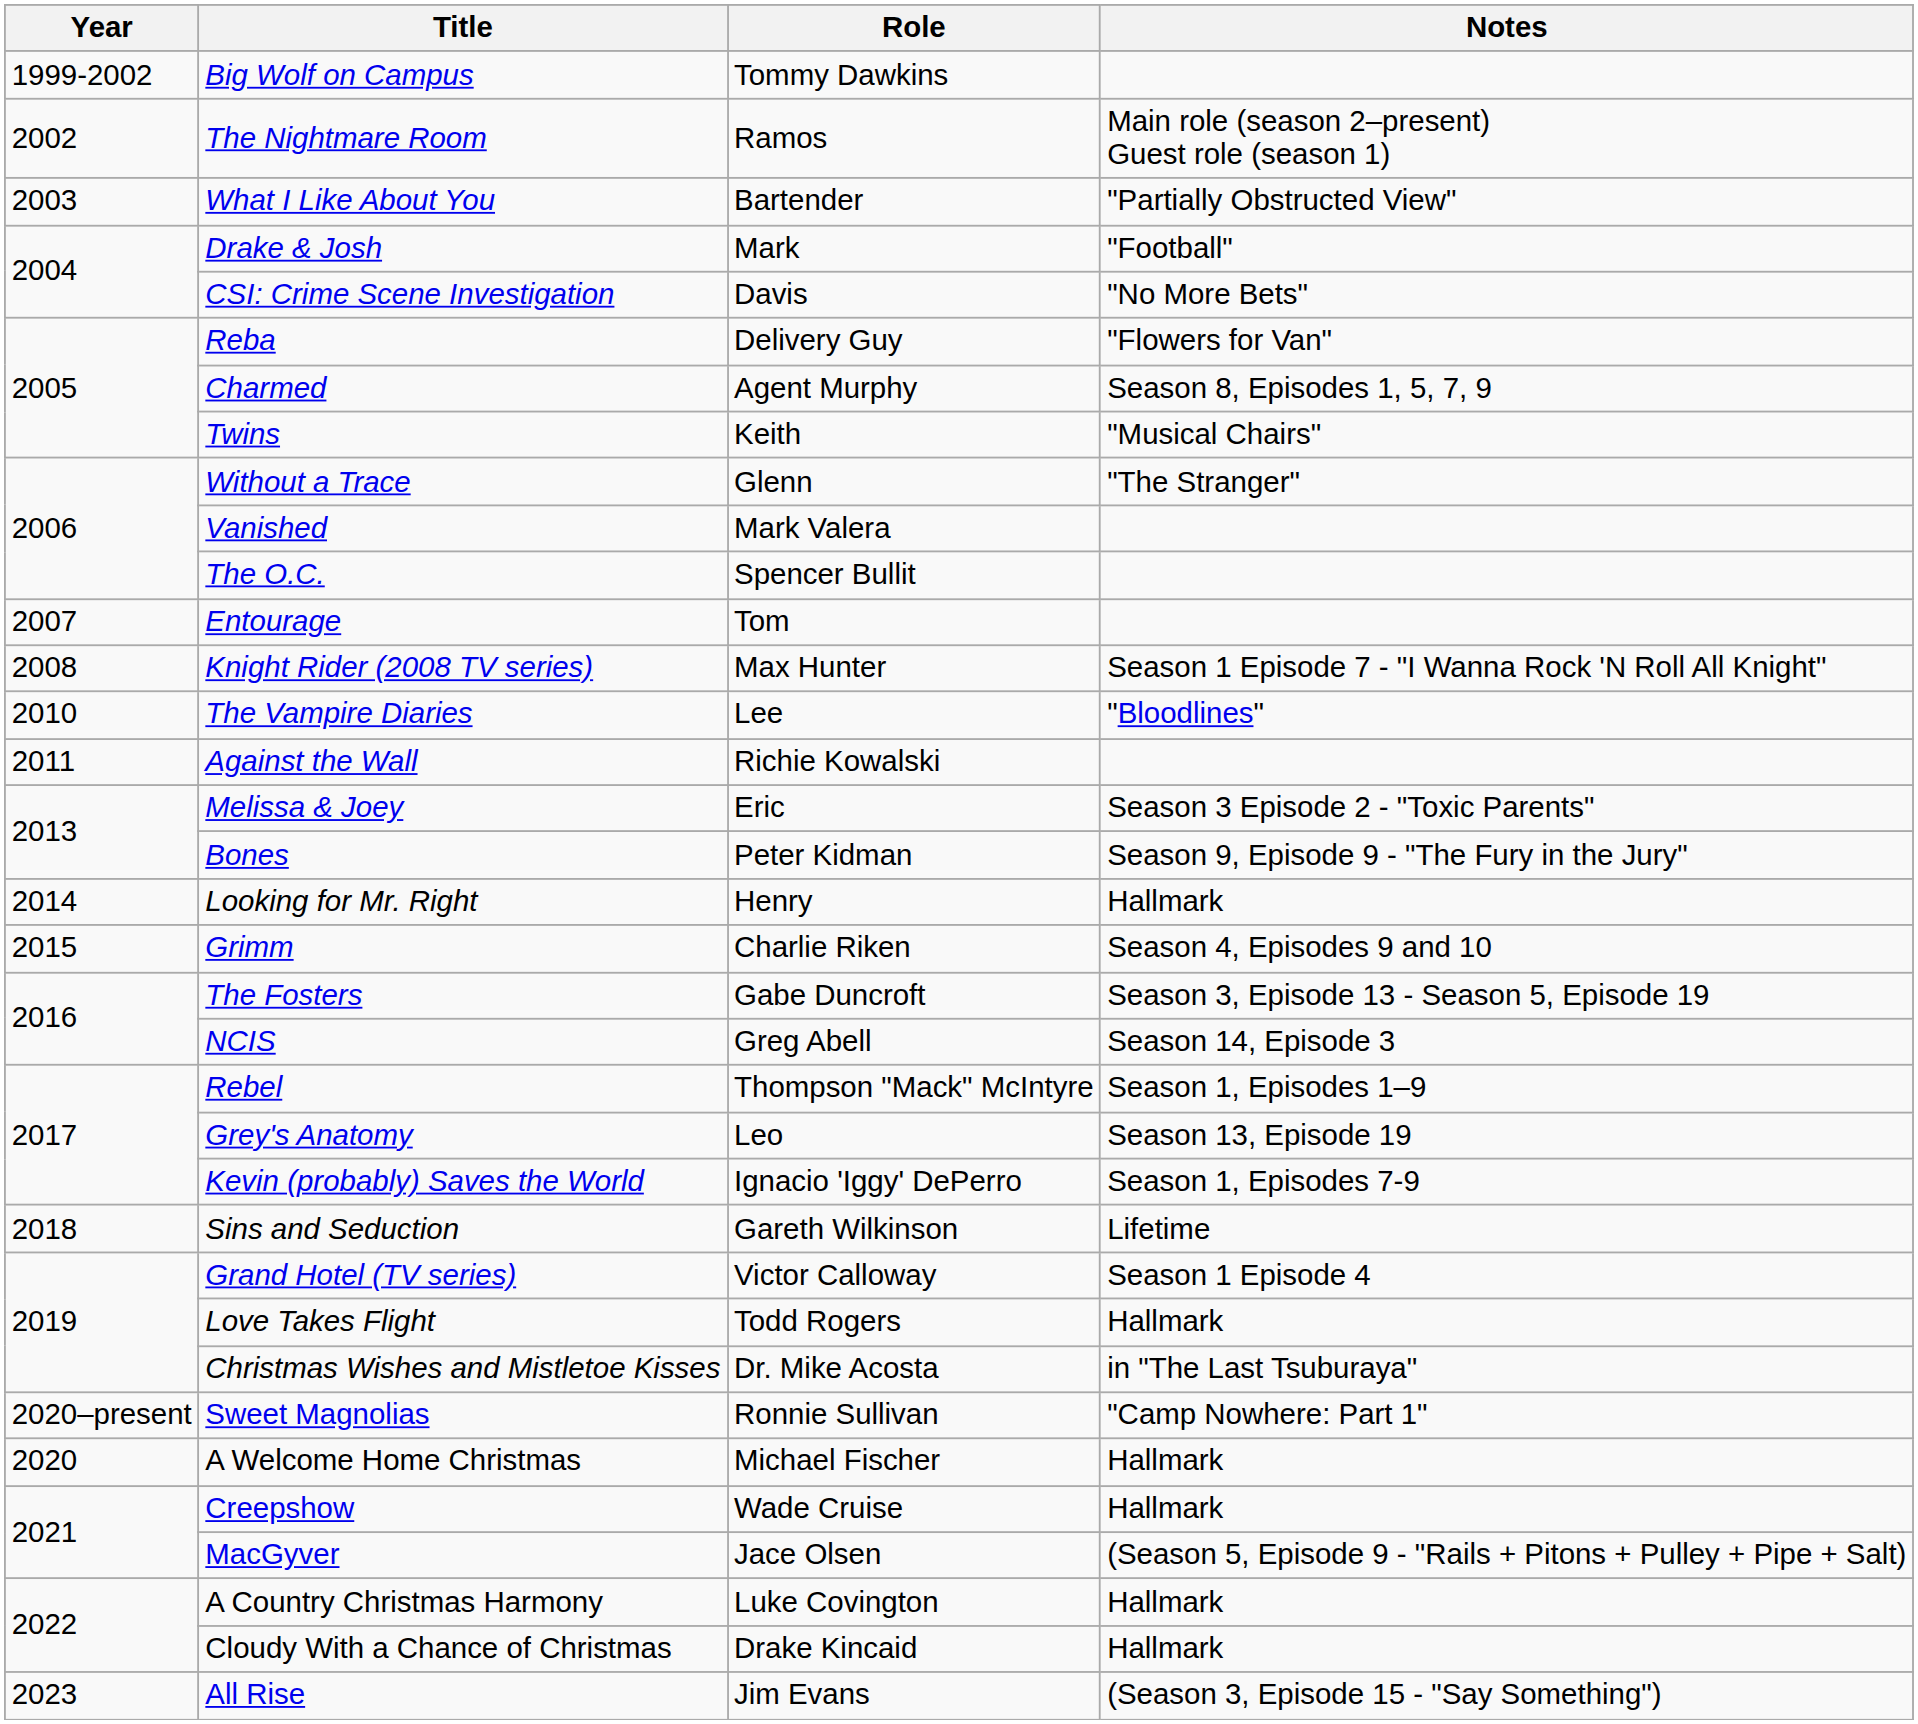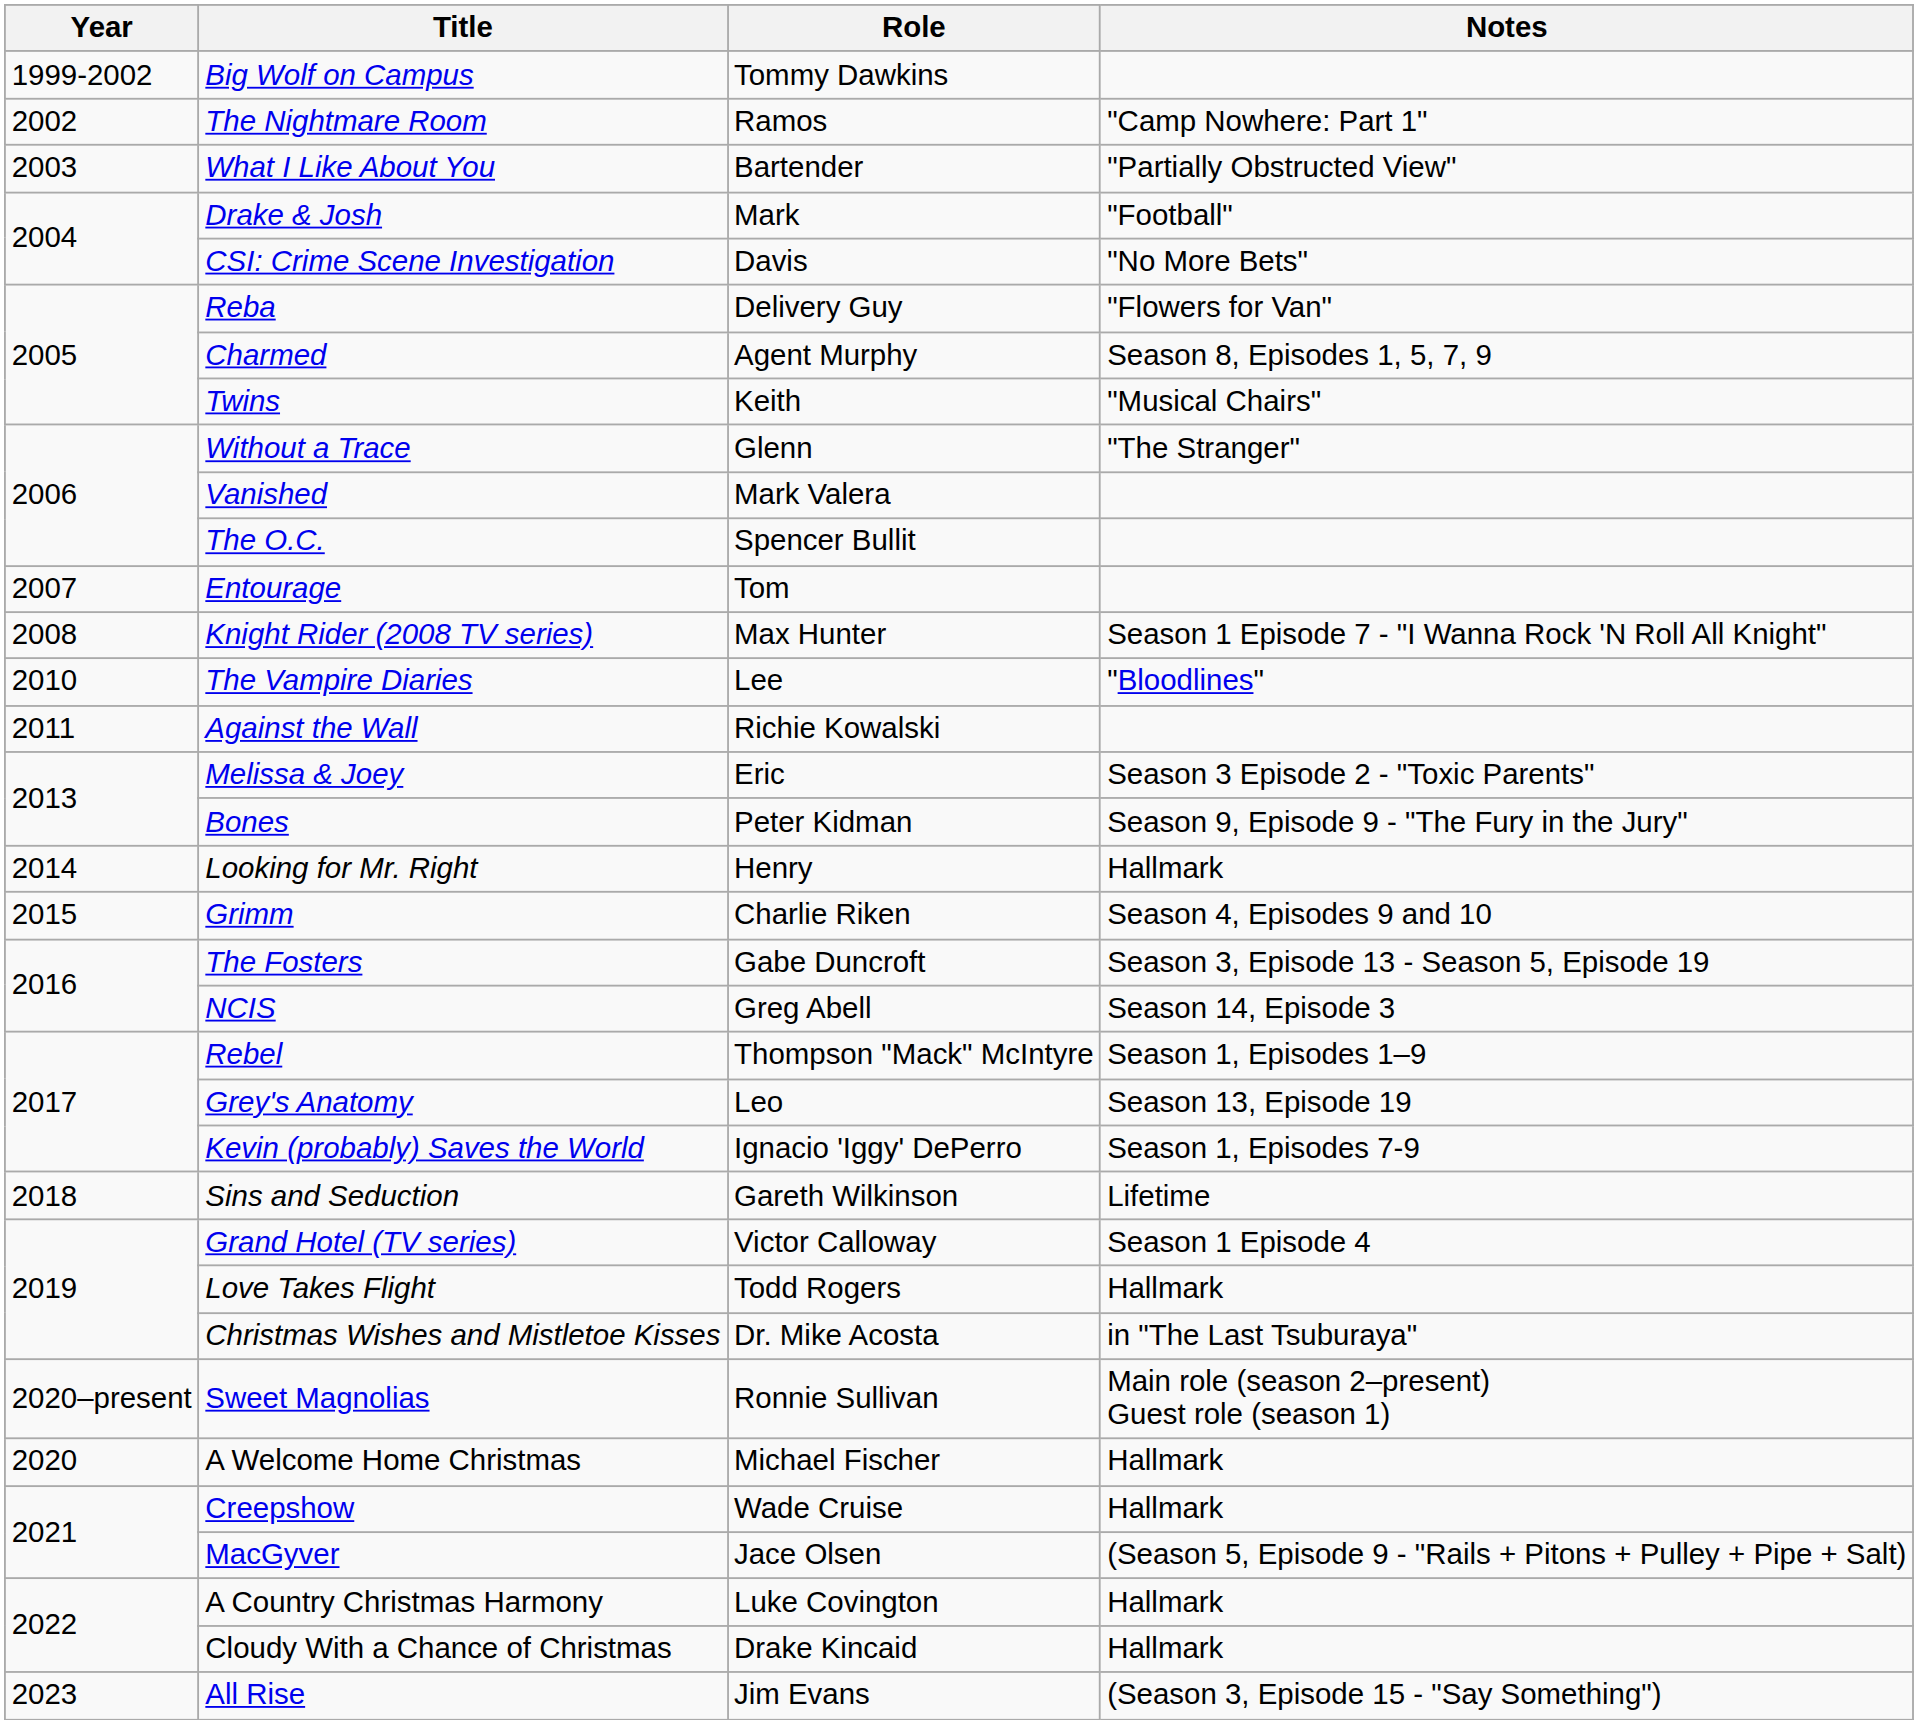(1299, 137) Main role (season 2–present) Guest role (season 1) -> (1267, 121) "Camp Nowhere: Part 1"
(1267, 1414) "Camp Nowhere: Part 1" -> (1299, 1398) Main role (season 2–present) Guest role (season 1)
